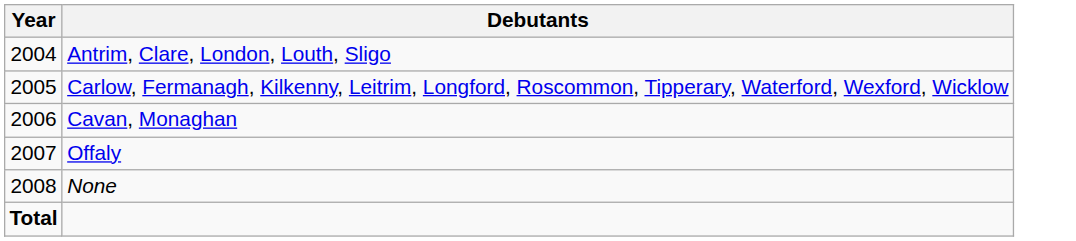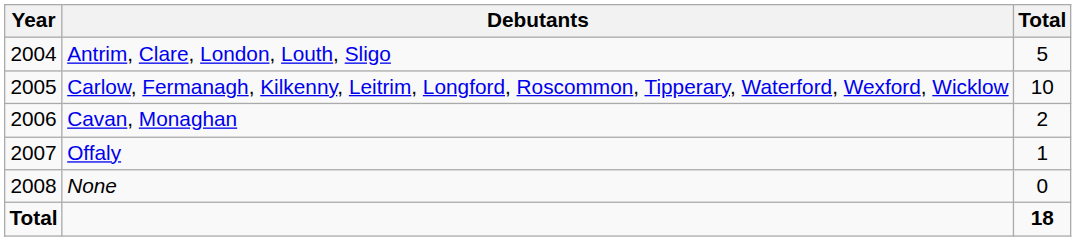+ column: (1042, 20)
